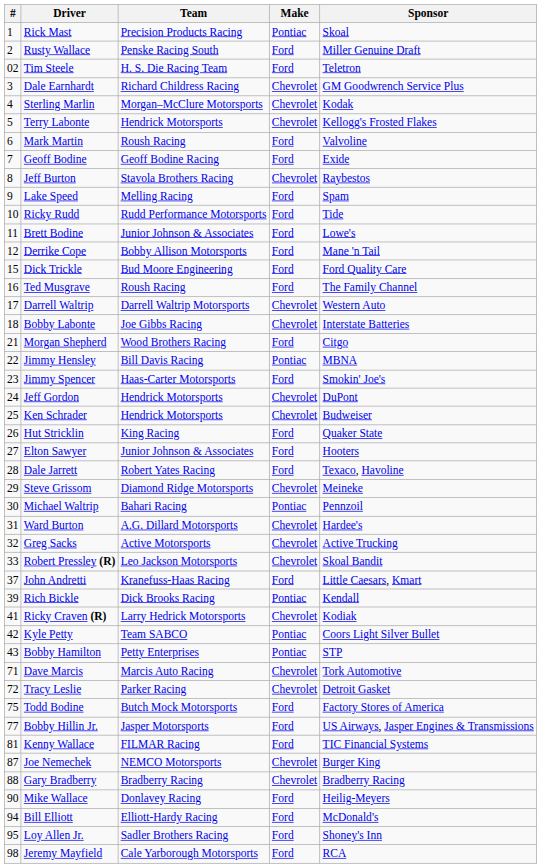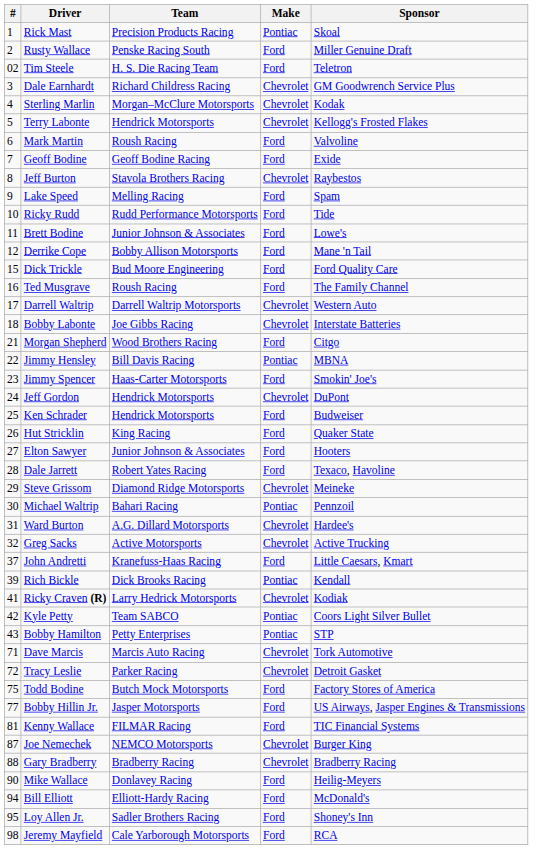(295, 415) Chevrolet -> (274, 415) Ford
- row: (70, 561)
